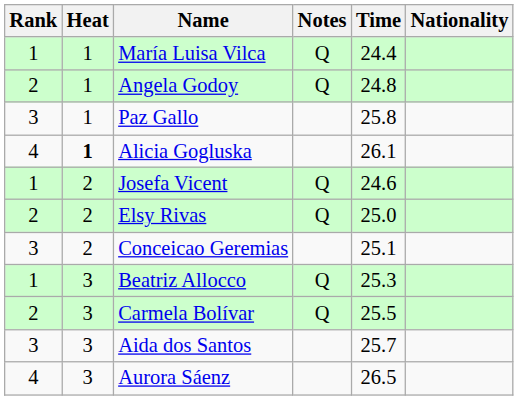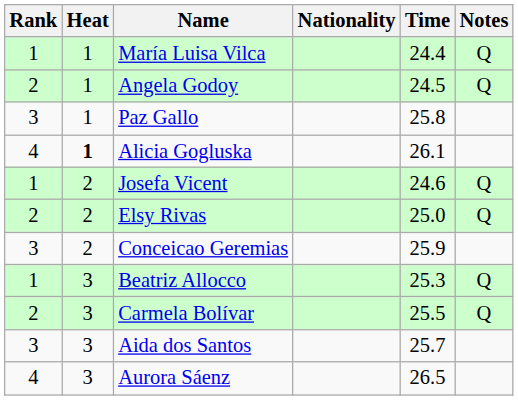columns swapped: (459, 20) <-> (322, 20)
(379, 85) 24.8 -> (427, 85) 24.5
(379, 248) 25.1 -> (427, 248) 25.9
